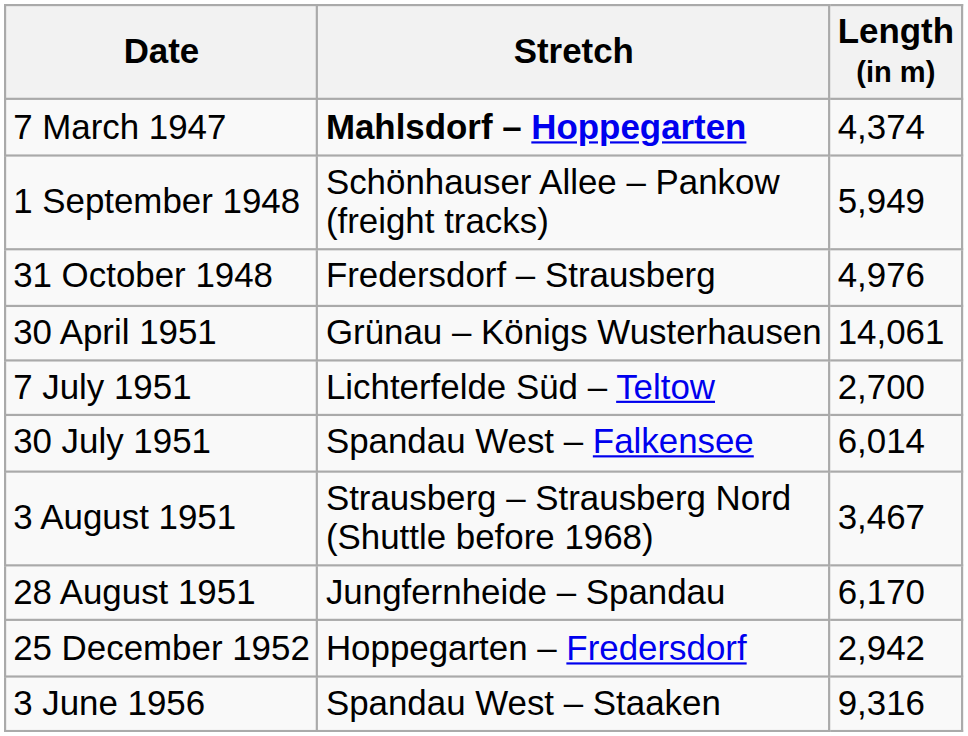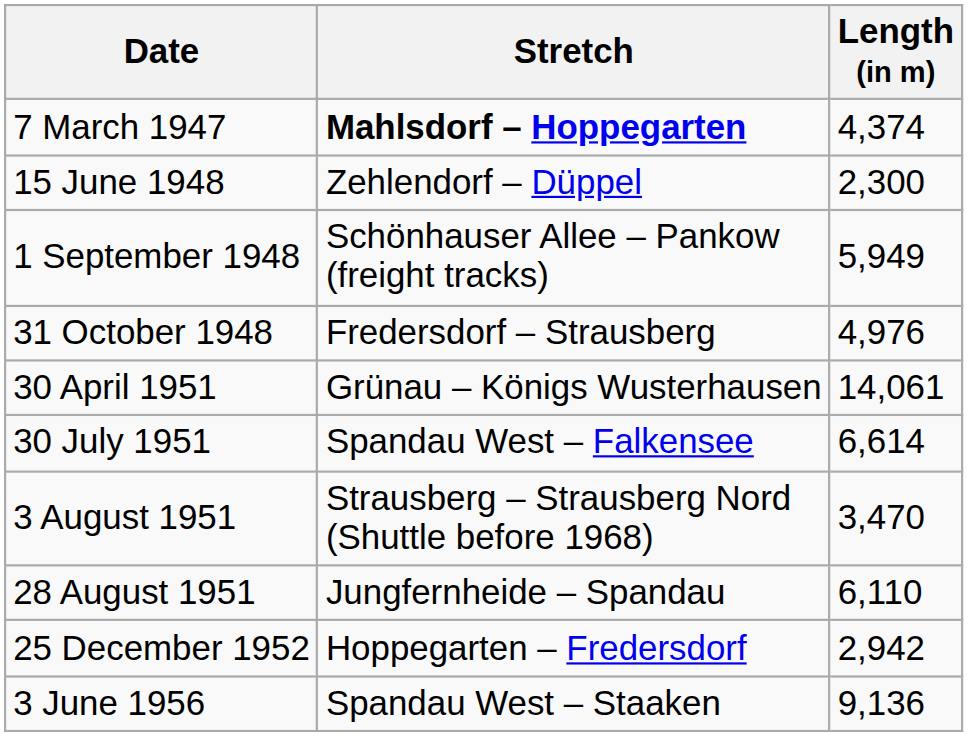+ row: (119, 182)
- row: (102, 387)
(881, 442) 6,014 -> (881, 442) 6,614
(881, 517) 3,467 -> (881, 517) 3,470
(881, 592) 6,170 -> (880, 592) 6,110
(881, 703) 9,316 -> (881, 703) 9,136
